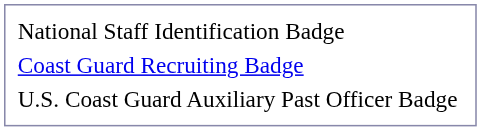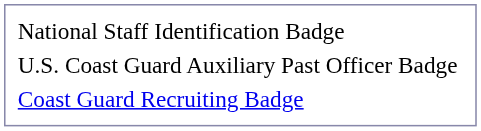rows swapped: (161, 64) <-> (238, 98)
